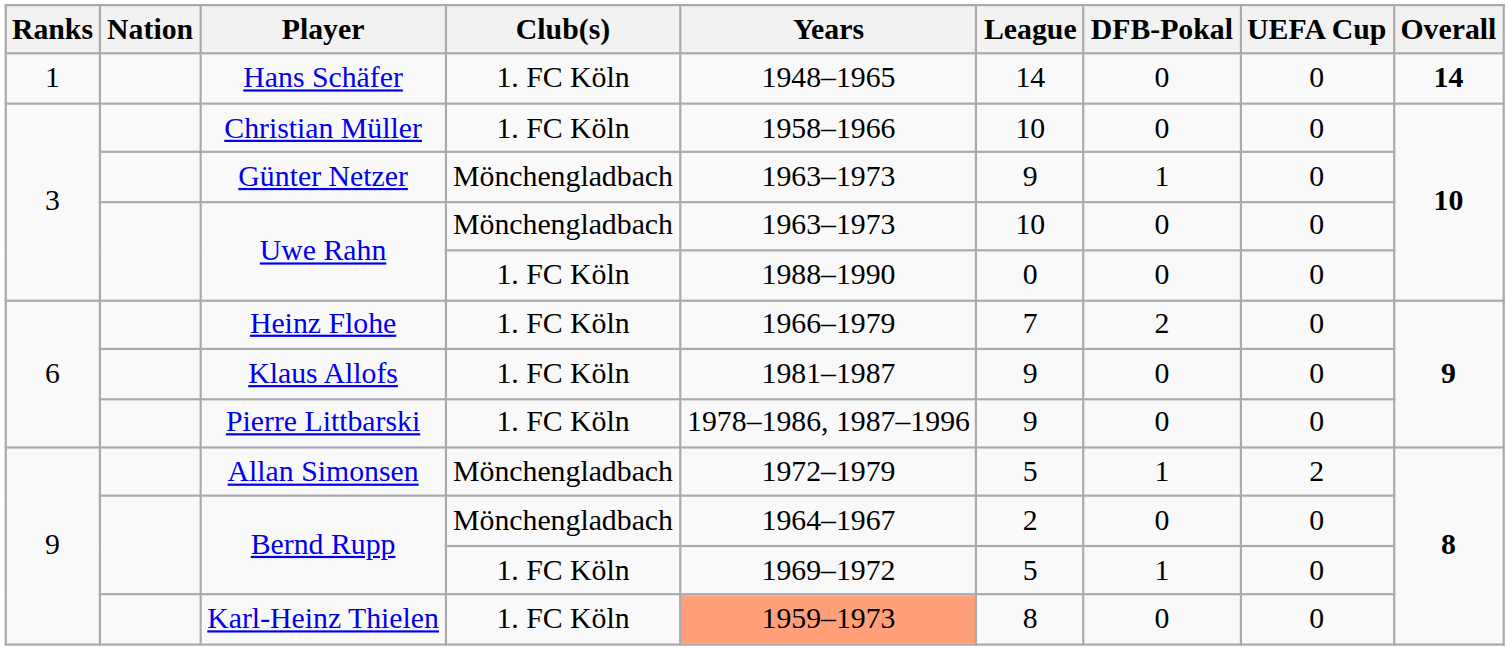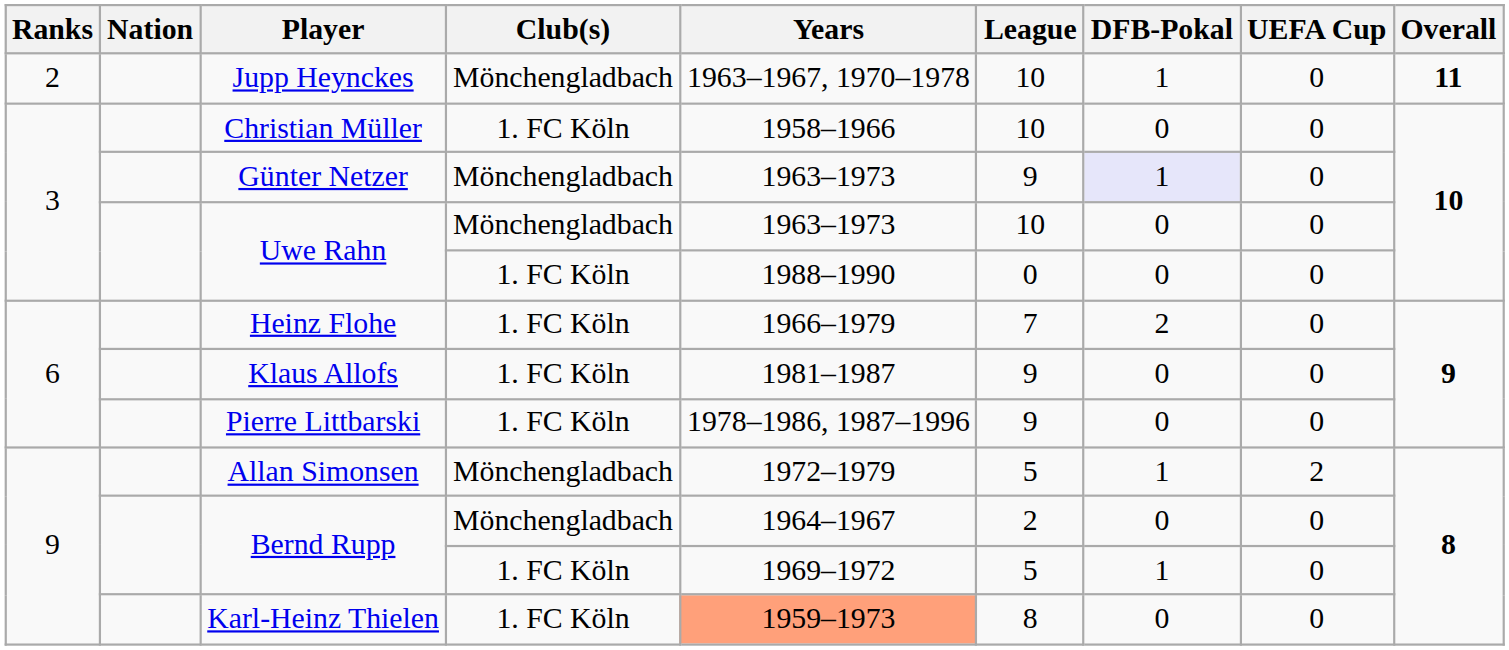- row: (323, 77)
+ row: (323, 77)
(1162, 176) no background -> (1162, 176) lavender background
